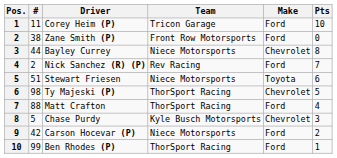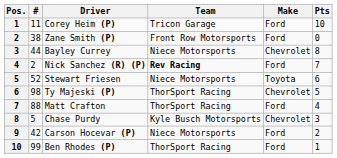(175, 66) normal -> (175, 66) bold
(36, 79) 51 -> (36, 79) 52
